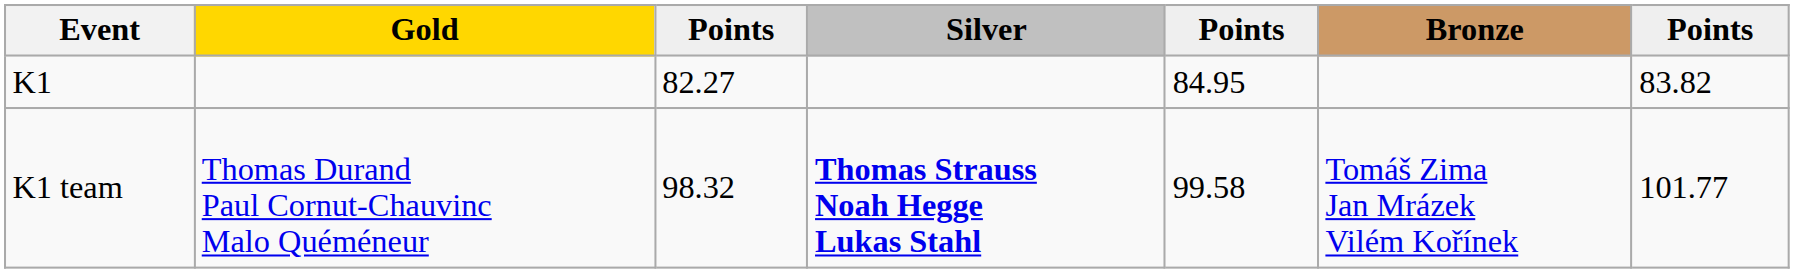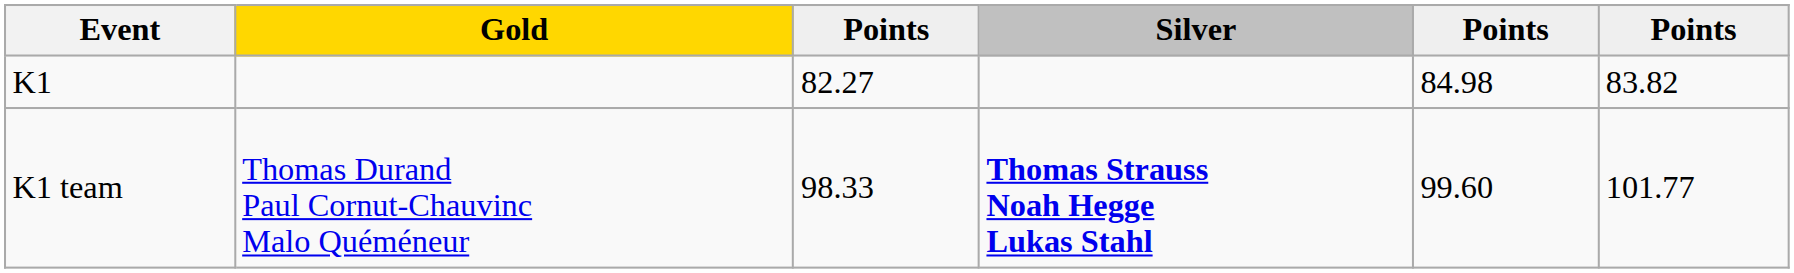- column: (1475, 30)
(1209, 81) 84.95 -> (1457, 81) 84.98
(699, 187) 98.32 -> (837, 187) 98.33
(1209, 187) 99.58 -> (1457, 187) 99.60
